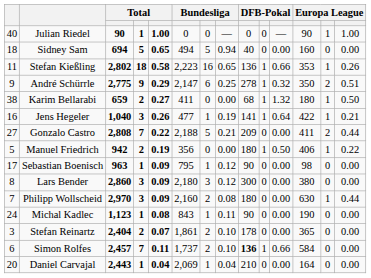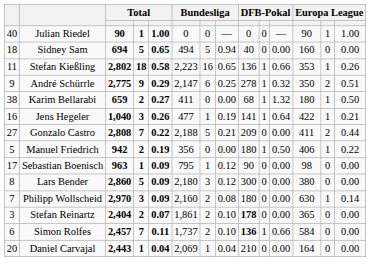(141, 182) 3 -> (141, 182) 5
(350, 198) 0.44 -> (350, 198) 0.14
- row: (62, 215)
(249, 231) normal -> (249, 215) bold
